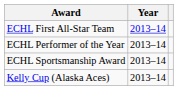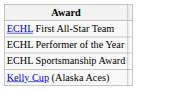- column: (148, 12)
